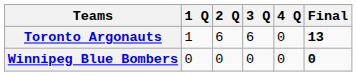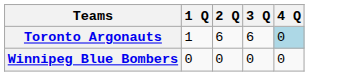- column: (328, 16)
(281, 38) no background -> (281, 38) lightblue background
